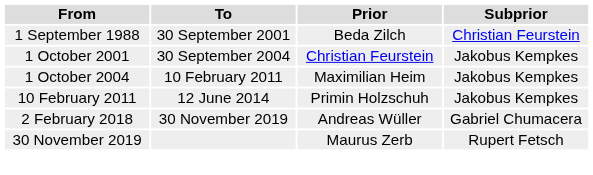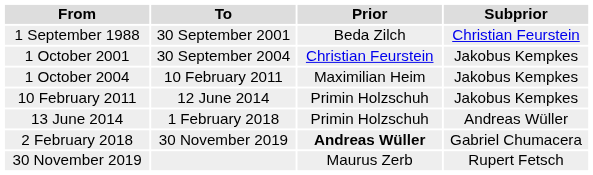+ row: (77, 118)
(370, 118) normal -> (370, 139) bold
